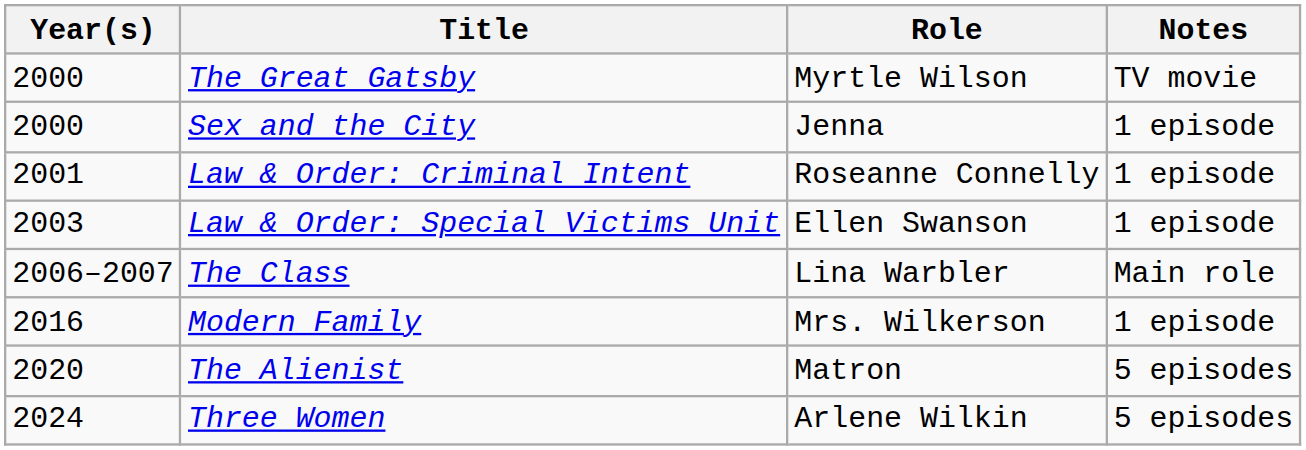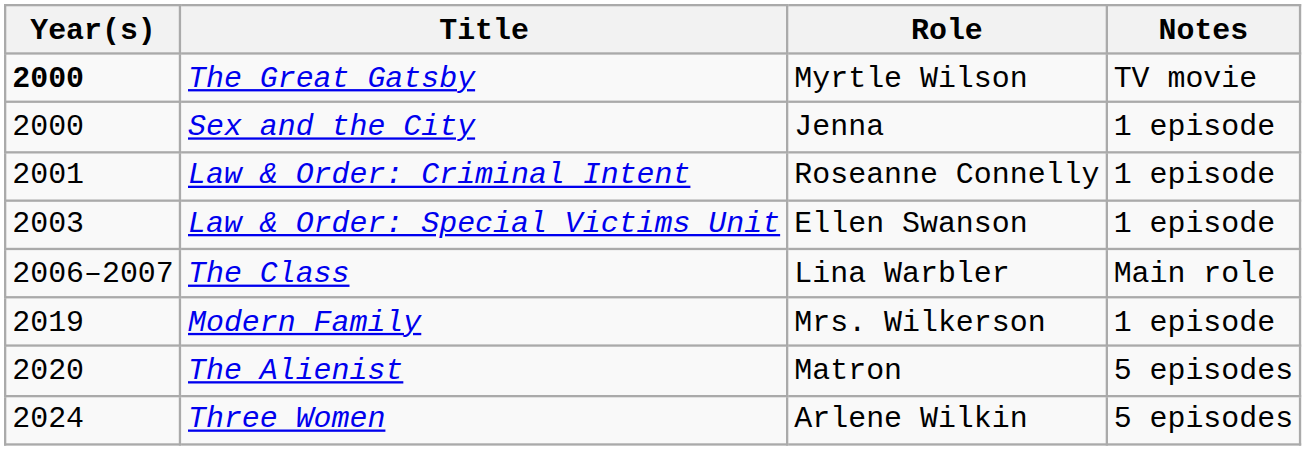(48, 78) normal -> (48, 78) bold
(48, 322) 2016 -> (48, 322) 2019
